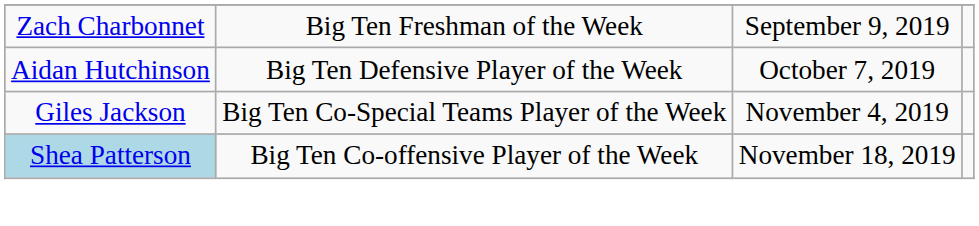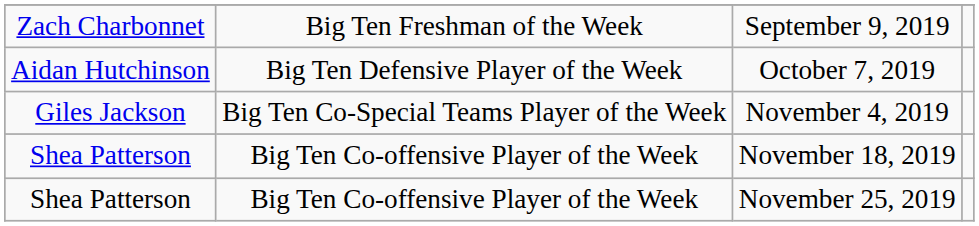(110, 155) lightblue background -> (110, 155) no background
+ row: (847, 198)
